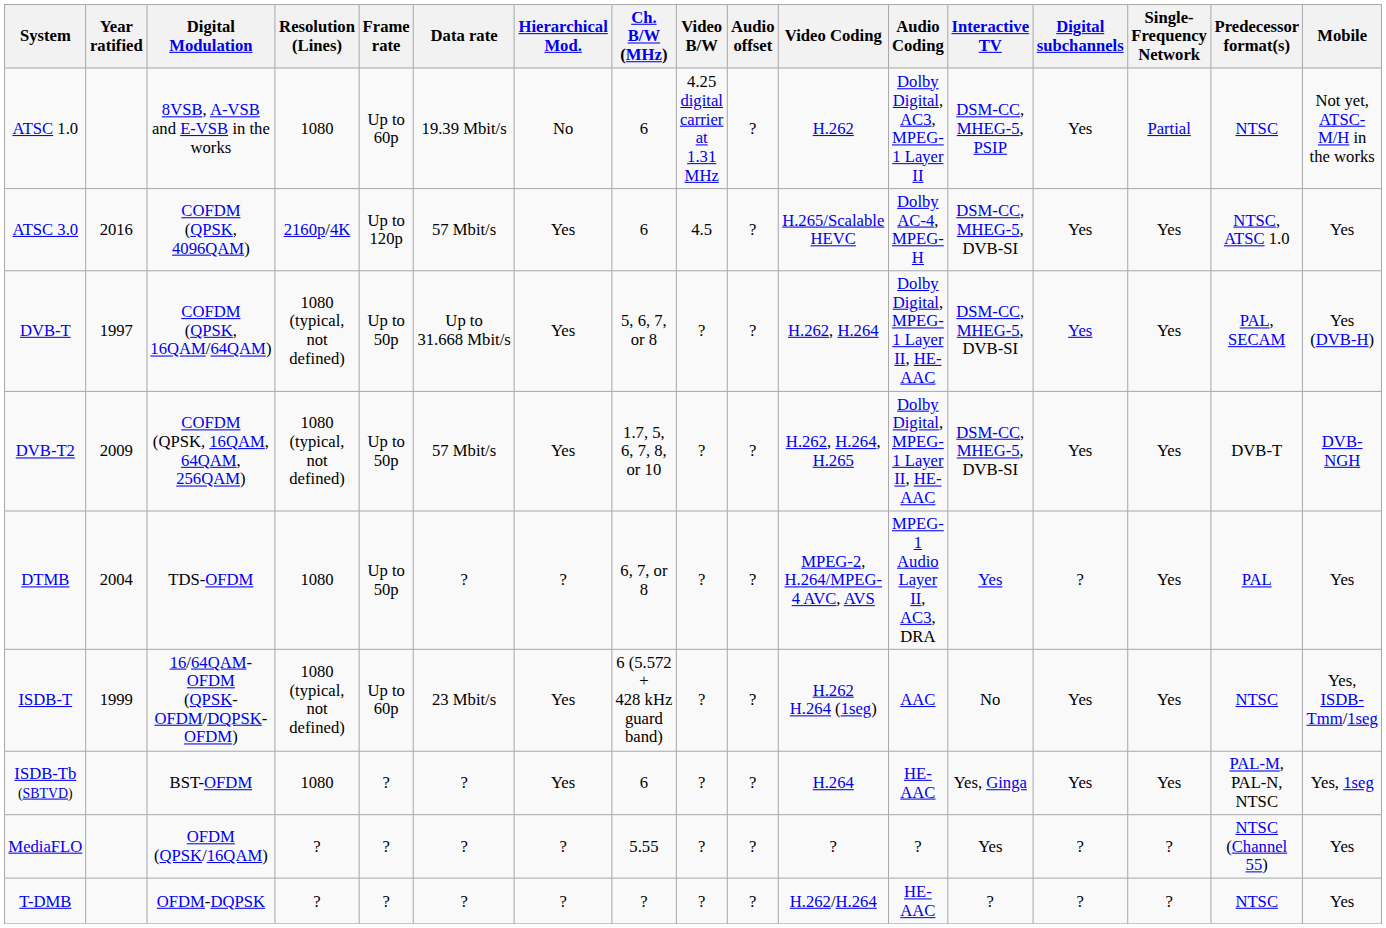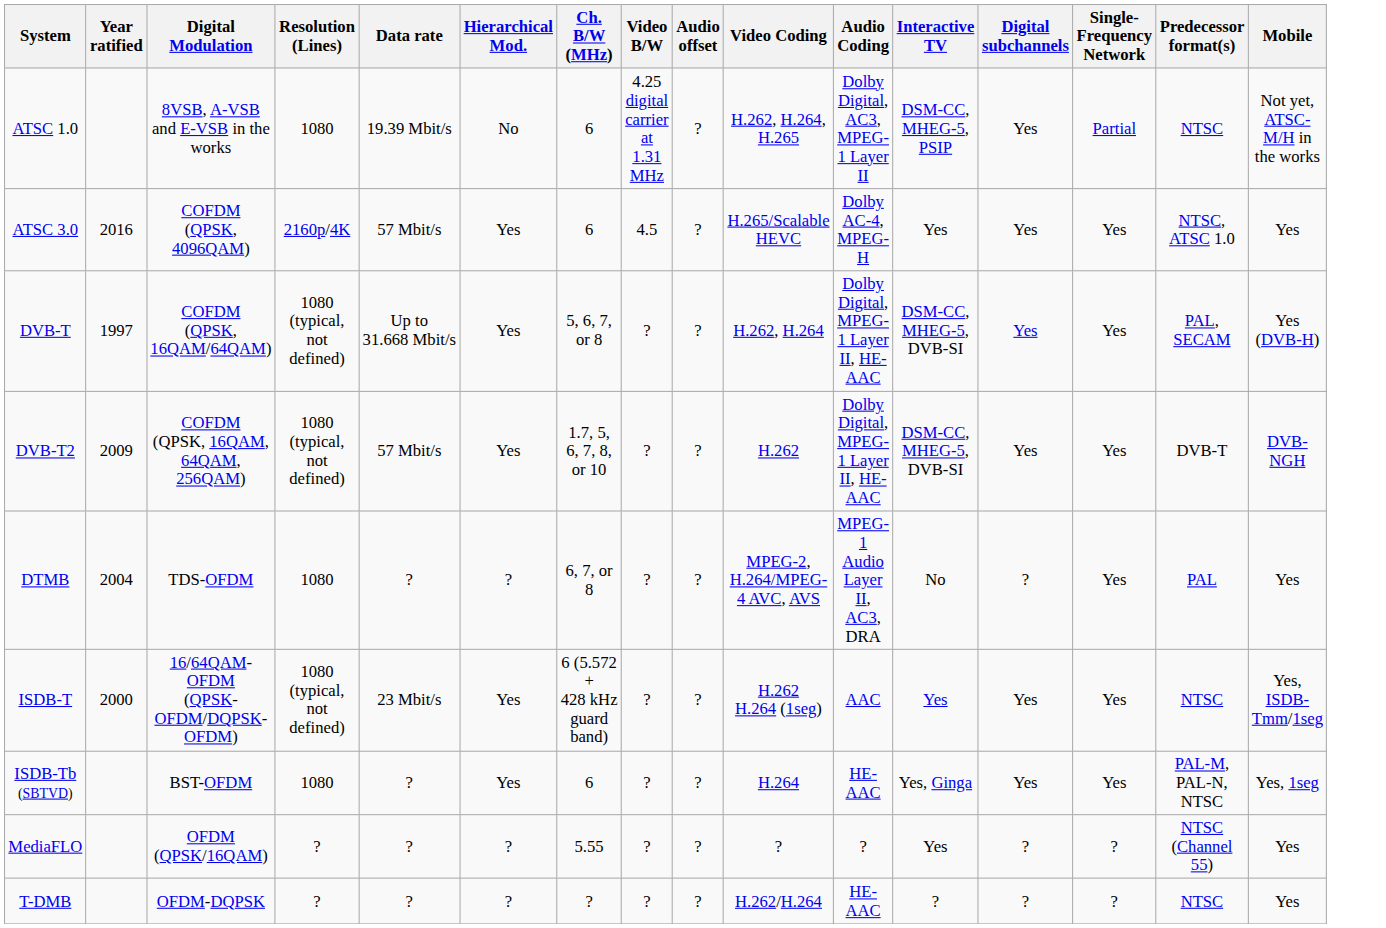- column: (386, 36)
(833, 128) H.262 -> (778, 128) H.262, H.264, H.265
(990, 229) DSM-CC, MHEG-5, DVB-SI -> (935, 229) Yes
(833, 450) H.262, H.264, H.265 -> (778, 450) H.262
(990, 580) Yes -> (935, 580) No
(116, 700) 1999 -> (116, 700) 2000
(990, 700) No -> (935, 700) Yes
